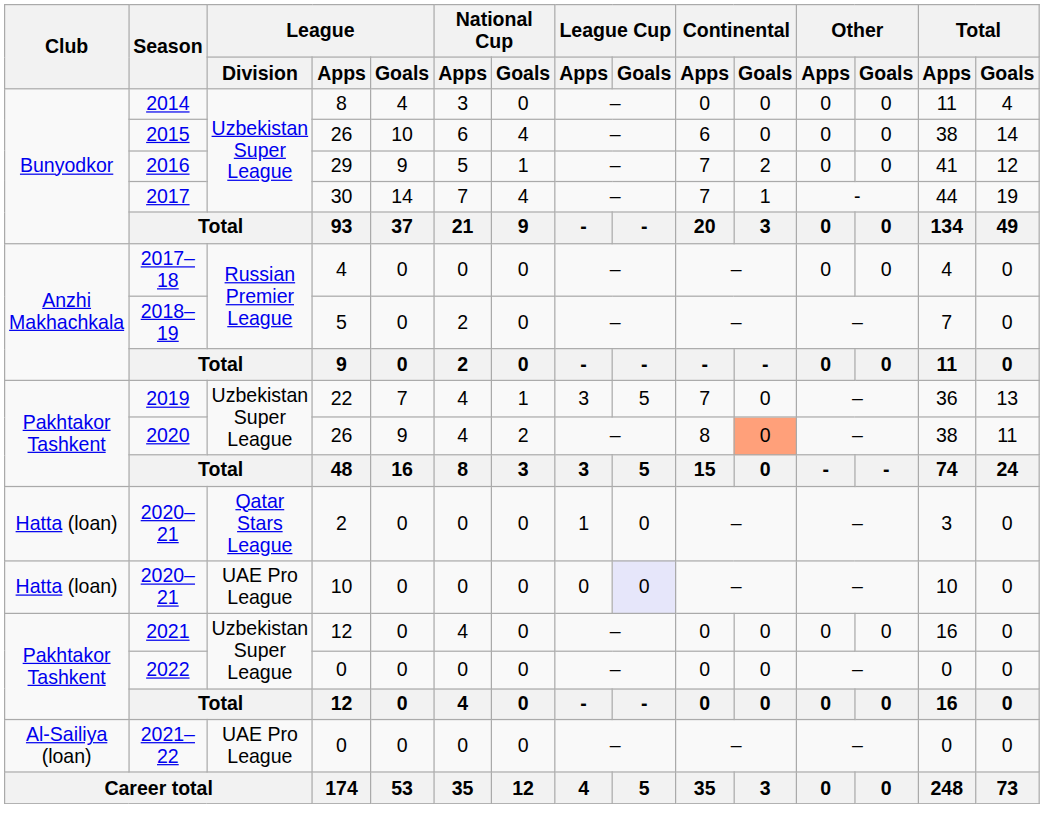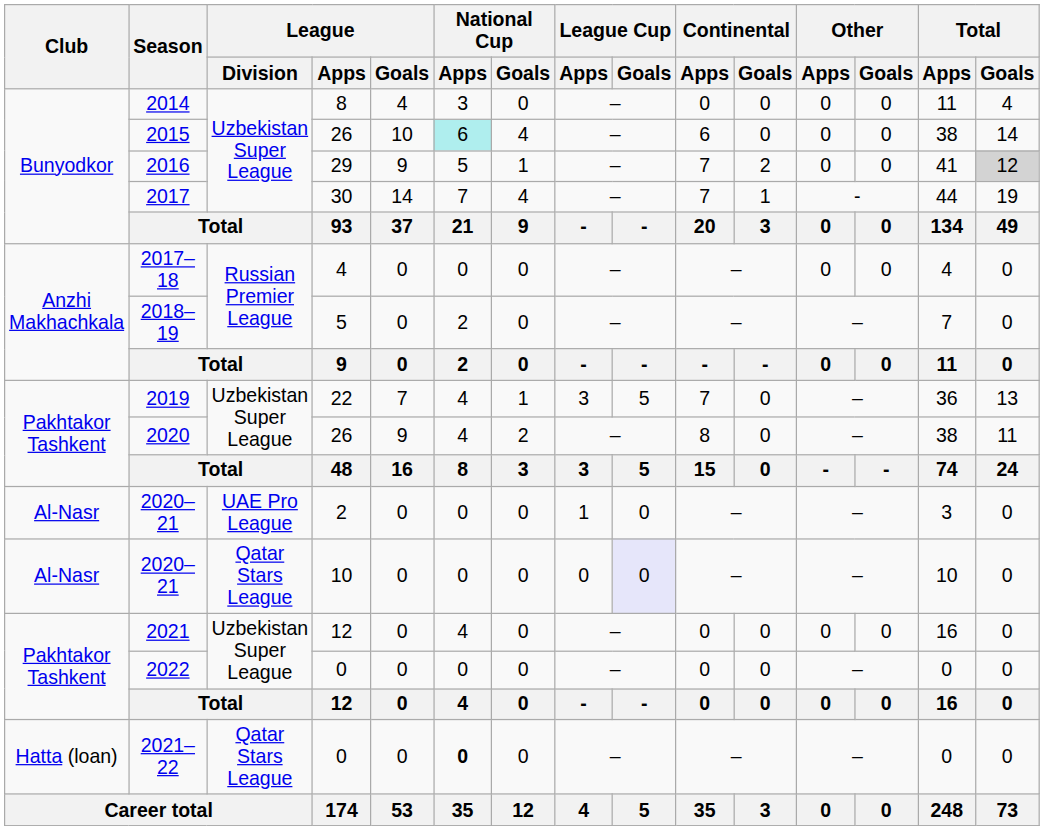(463, 134) no background -> (463, 134) paleturquoise background
(1007, 165) no background -> (1007, 165) lightgrey background
(765, 436) lightsalmon background -> (765, 436) no background
(67, 523) Hatta (loan) -> (67, 512) Al-Nasr
(260, 523) Qatar Stars League -> (260, 512) UAE Pro League
(67, 587) Hatta (loan) -> (67, 576) Al-Nasr
(260, 587) UAE Pro League -> (260, 576) Qatar Stars League
(67, 745) Al-Sailiya (loan) -> (67, 756) Hatta (loan)
(260, 745) UAE Pro League -> (260, 756) Qatar Stars League
(463, 745) normal -> (463, 756) bold
